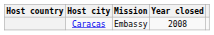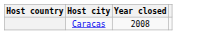- column: (131, 11)
